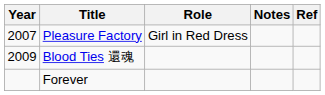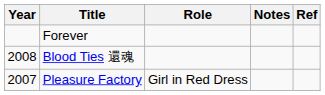rows swapped: (92, 35) <-> (65, 79)
(22, 57) 2009 -> (22, 57) 2008
